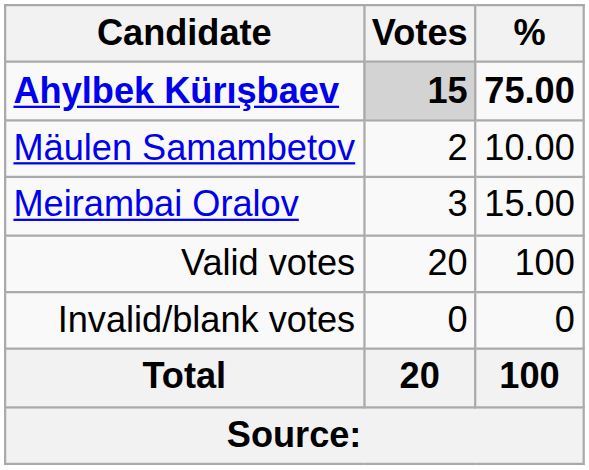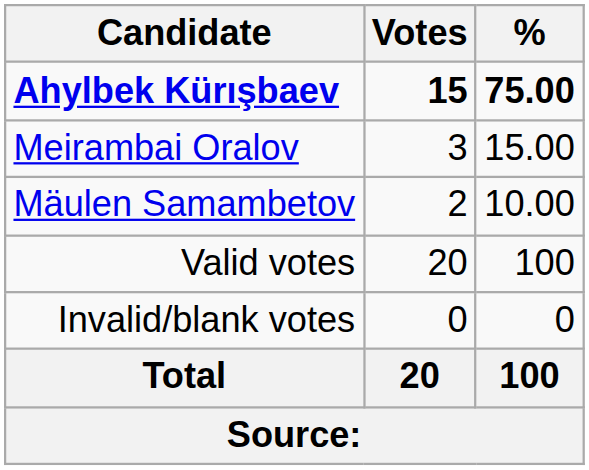(448, 90) lightgrey background -> (448, 90) no background
rows swapped: (156, 205) <-> (184, 147)
